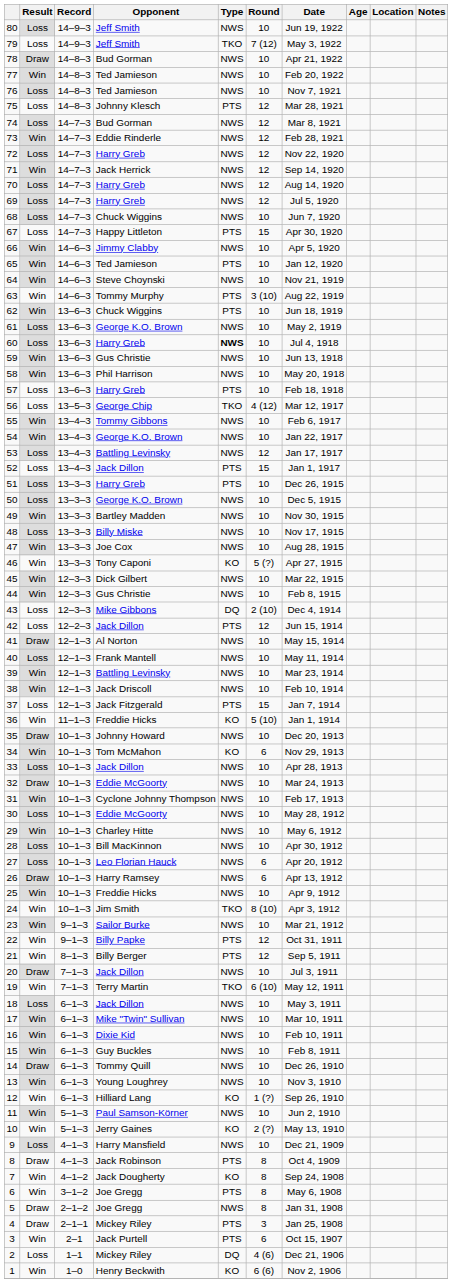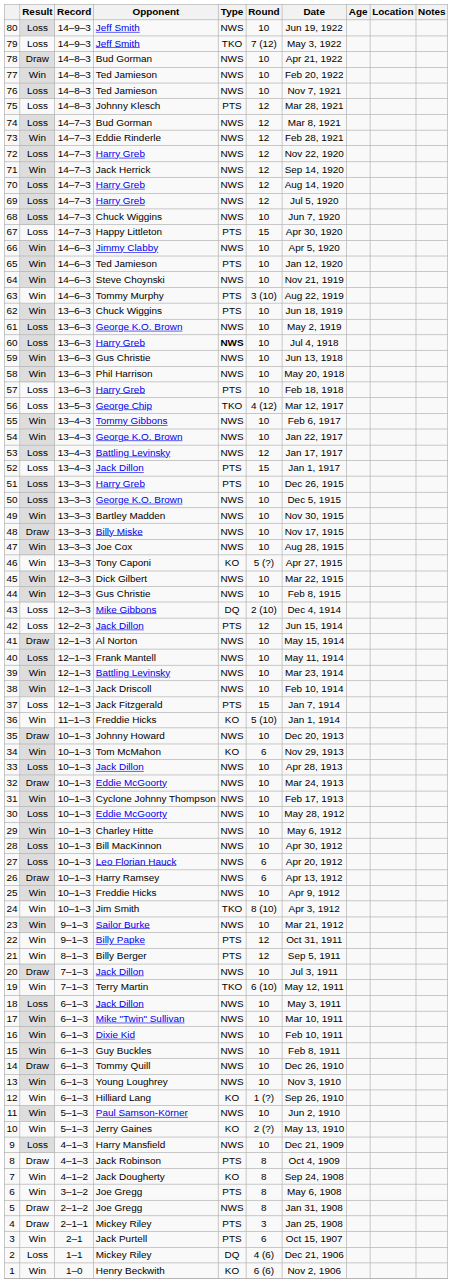(37, 531) Loss -> (37, 531) Draw
